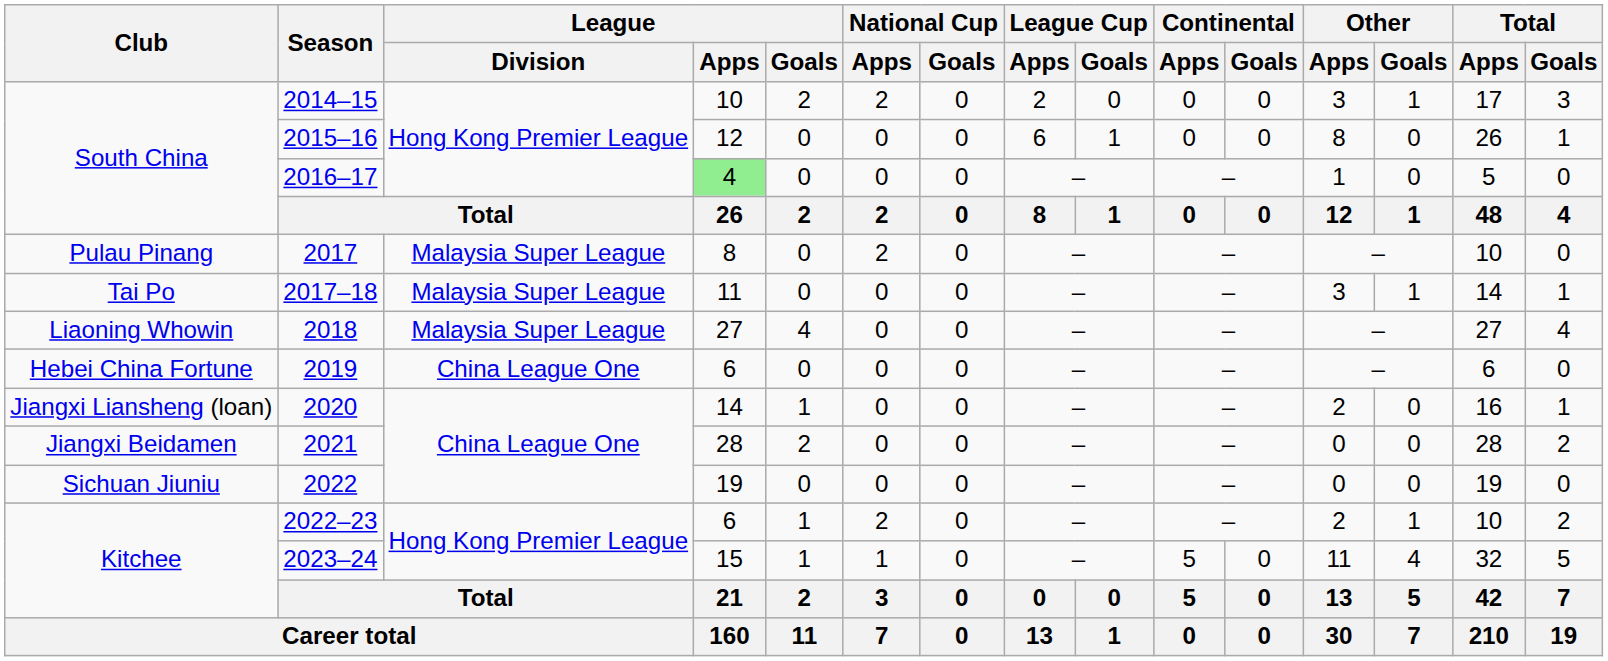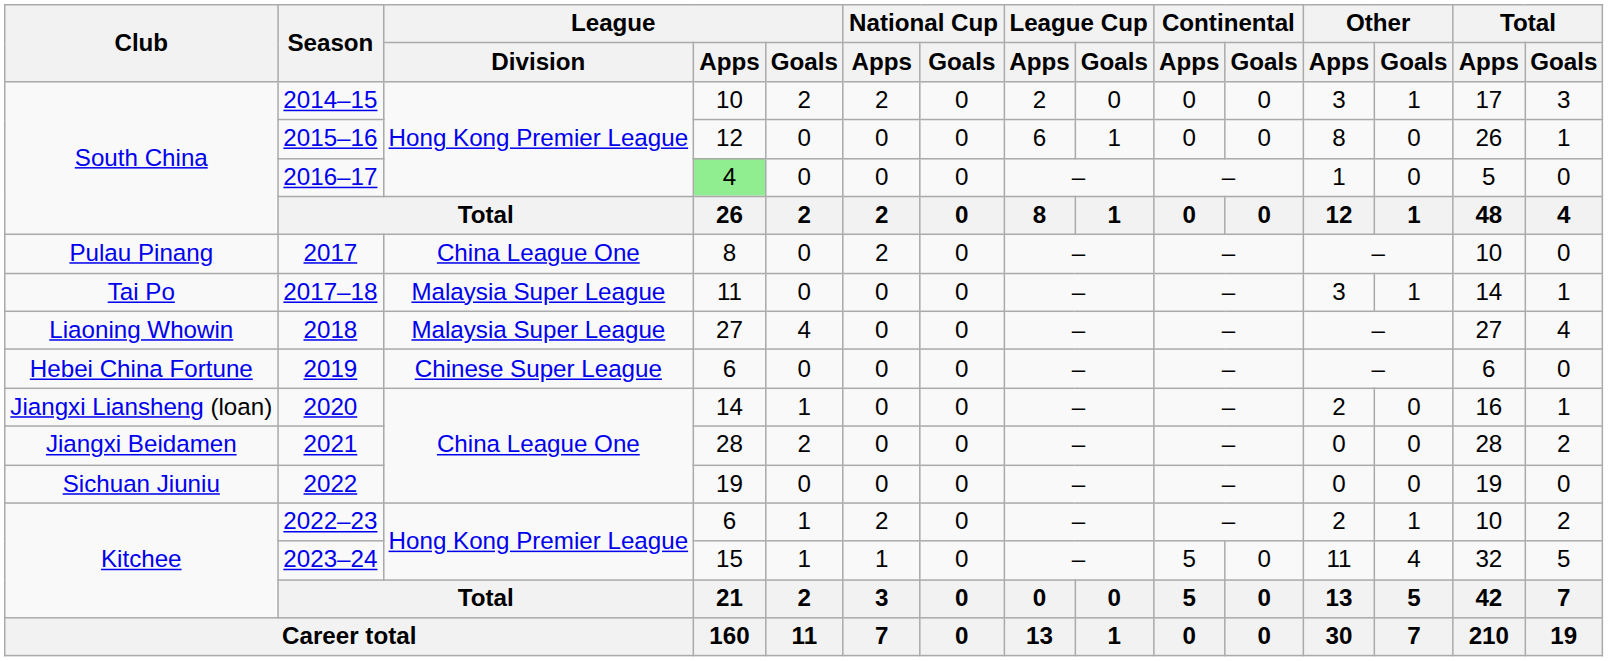(538, 253) Malaysia Super League -> (538, 253) China League One
(538, 368) China League One -> (538, 368) Chinese Super League
